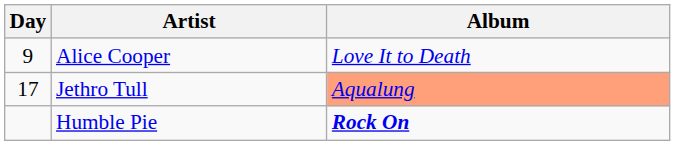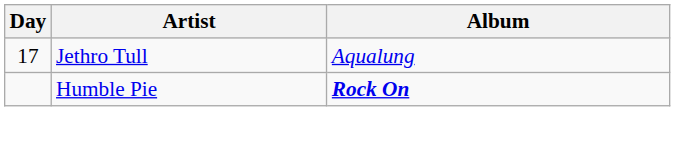- row: (113, 55)
(373, 88) lightsalmon background -> (373, 55) no background
